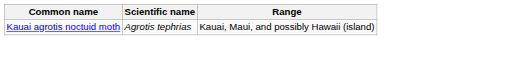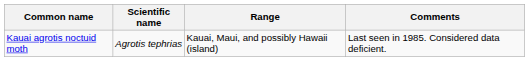+ column: (435, 17)
